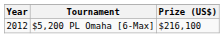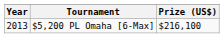(17, 26) 2012 -> (17, 26) 2013
